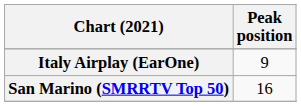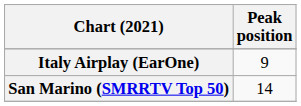(265, 88) 16 -> (265, 88) 14
